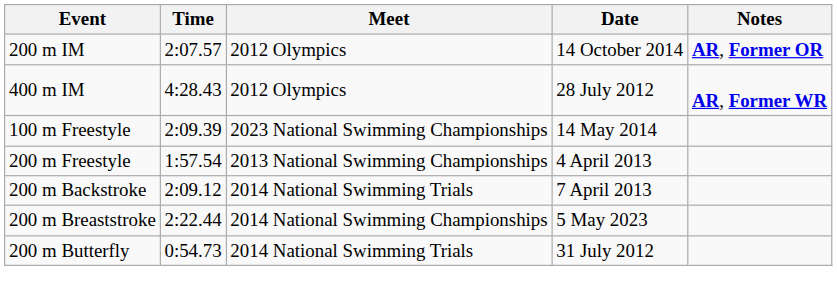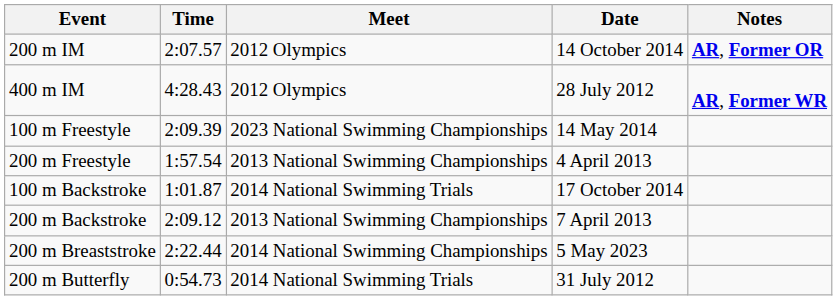+ row: (78, 190)
(352, 190) 2014 National Swimming Trials -> (389, 220) 2013 National Swimming Championships
